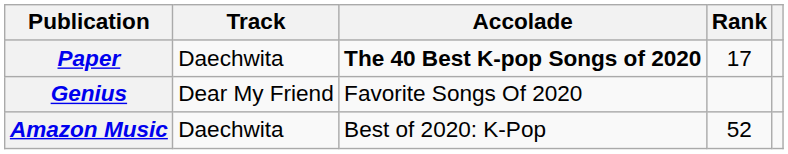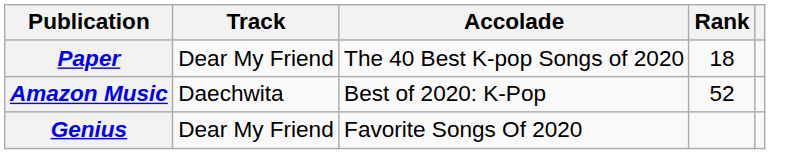(231, 58) Daechwita -> (256, 58) Dear My Friend
(523, 58) bold -> (514, 58) normal
(739, 58) 17 -> (722, 58) 18
rows swapped: (89, 129) <-> (89, 93)
